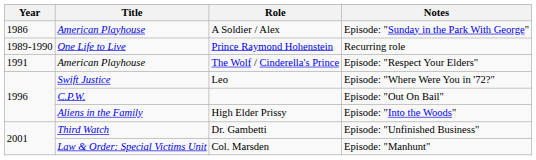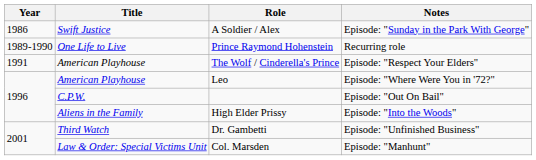(101, 29) American Playhouse -> (84, 29) Swift Justice
(84, 79) Swift Justice -> (101, 79) American Playhouse
